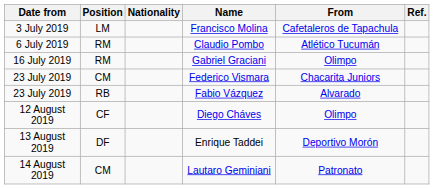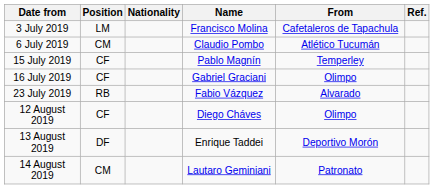(103, 45) RM -> (103, 45) CM
+ row: (229, 61)
(103, 61) RM -> (103, 77) CF
- row: (229, 77)
